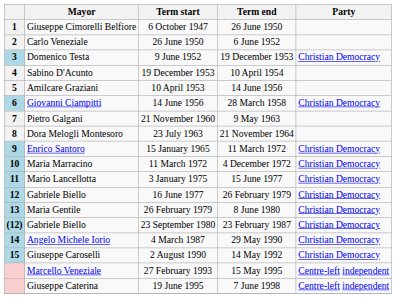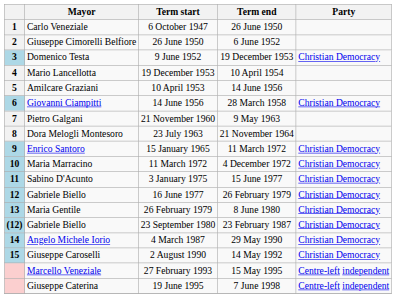(82, 27) Giuseppe Cimorelli Belfiore -> (57, 27) Carlo Veneziale
(57, 42) Carlo Veneziale -> (82, 42) Giuseppe Cimorelli Belfiore
(60, 73) Sabino D'Acunto -> (61, 73) Mario Lancellotta
(61, 179) Mario Lancellotta -> (60, 179) Sabino D'Acunto
